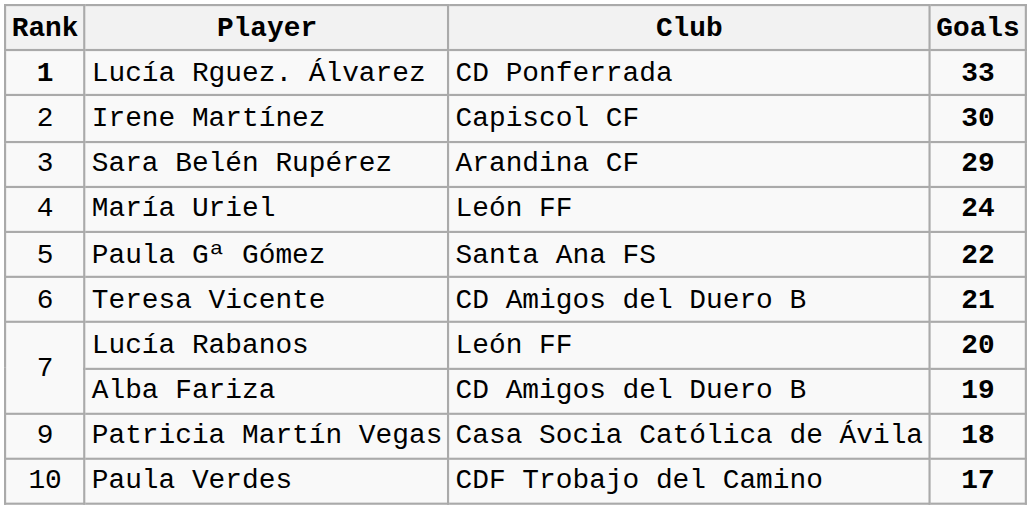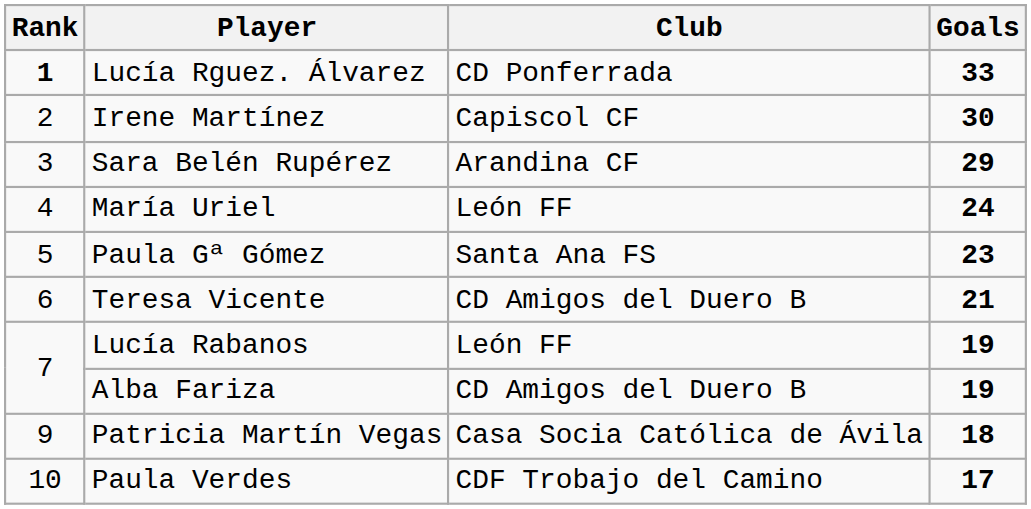(978, 254) 22 -> (978, 254) 23
(978, 345) 20 -> (978, 345) 19
